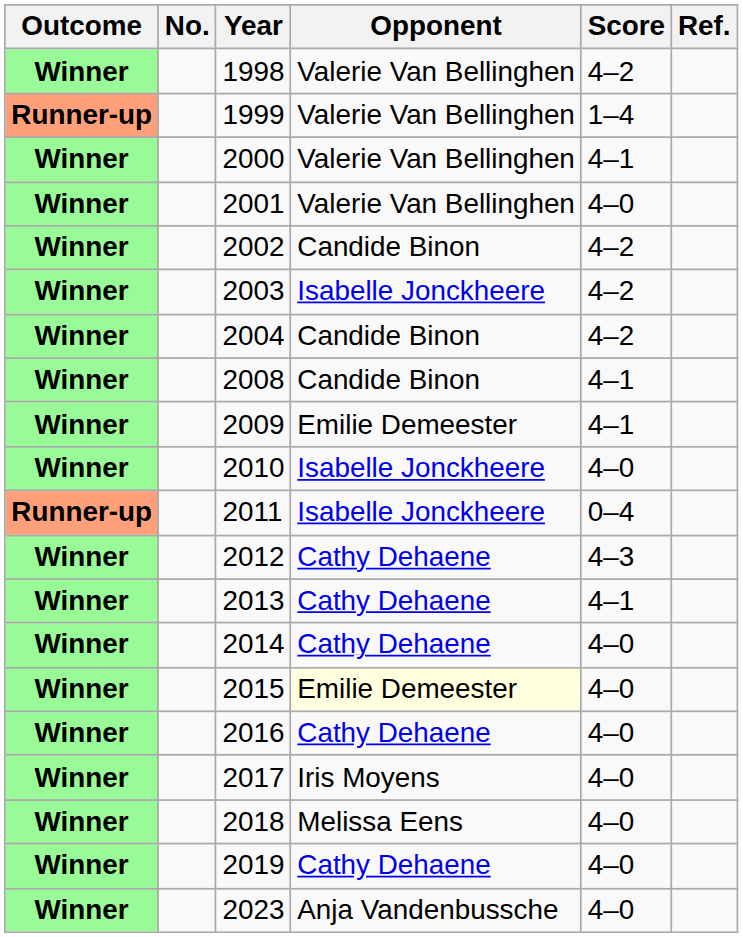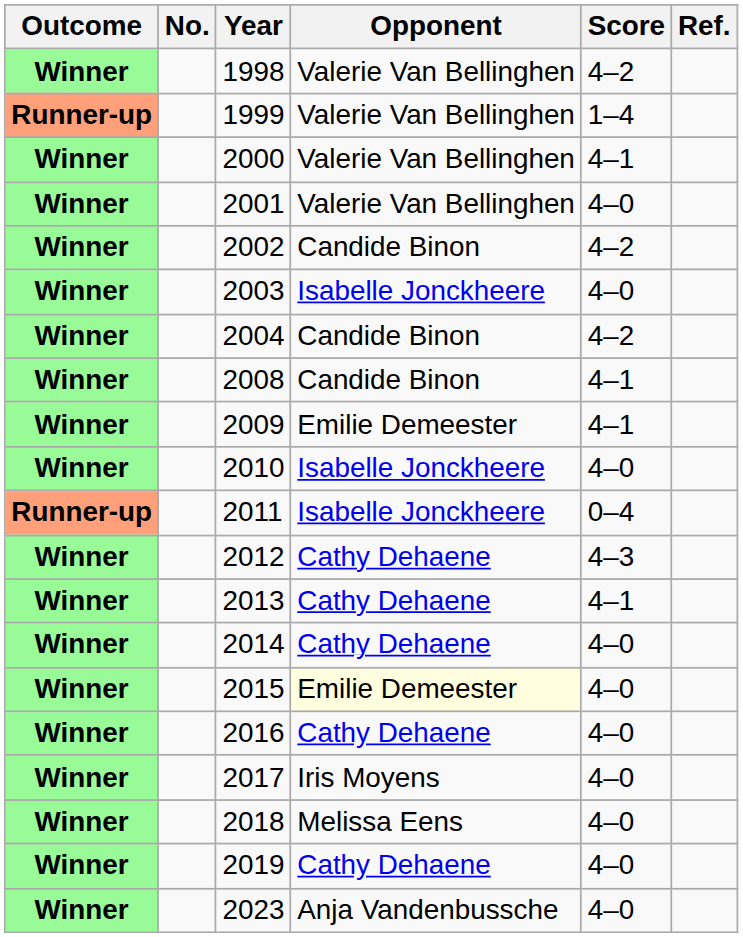(611, 291) 4–2 -> (611, 291) 4–0
